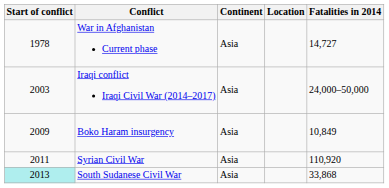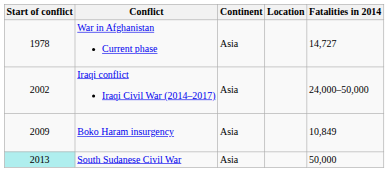(40, 90) 2003 -> (40, 90) 2002
- row: (111, 159)
(323, 175) 33,868 -> (323, 159) 50,000
